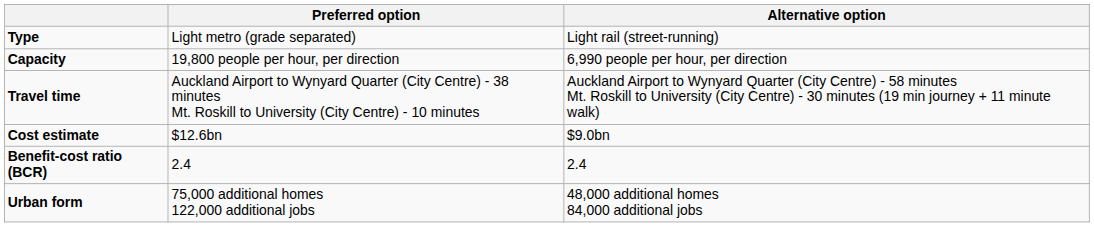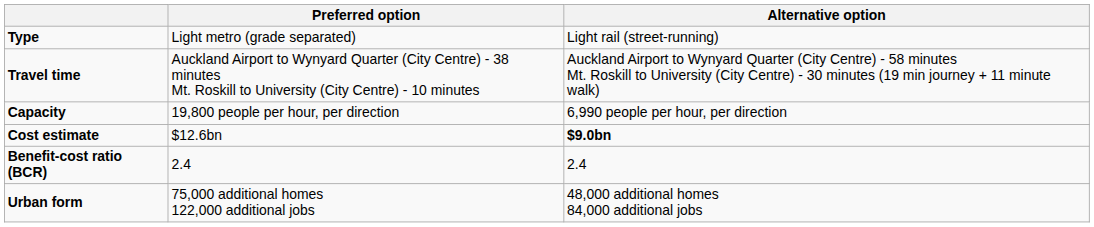rows swapped: (37, 59) <-> (44, 97)
(588, 135) normal -> (589, 135) bold
